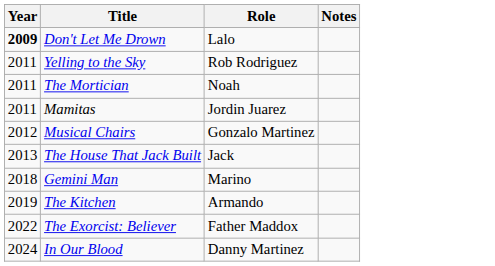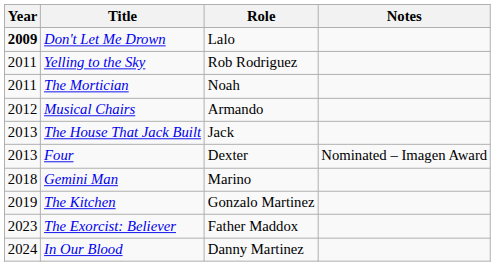- row: (70, 109)
(261, 132) Gonzalo Martinez -> (236, 109) Armando
+ row: (59, 156)
(236, 202) Armando -> (261, 202) Gonzalo Martinez
(23, 226) 2022 -> (23, 226) 2023
